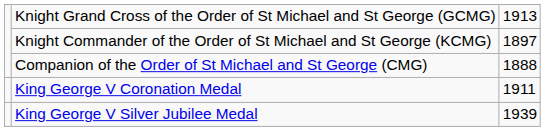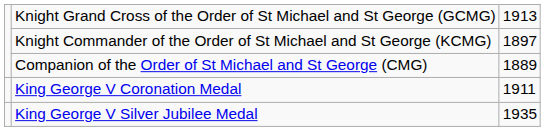(520, 65) 1888 -> (520, 65) 1889
(520, 114) 1939 -> (520, 114) 1935
